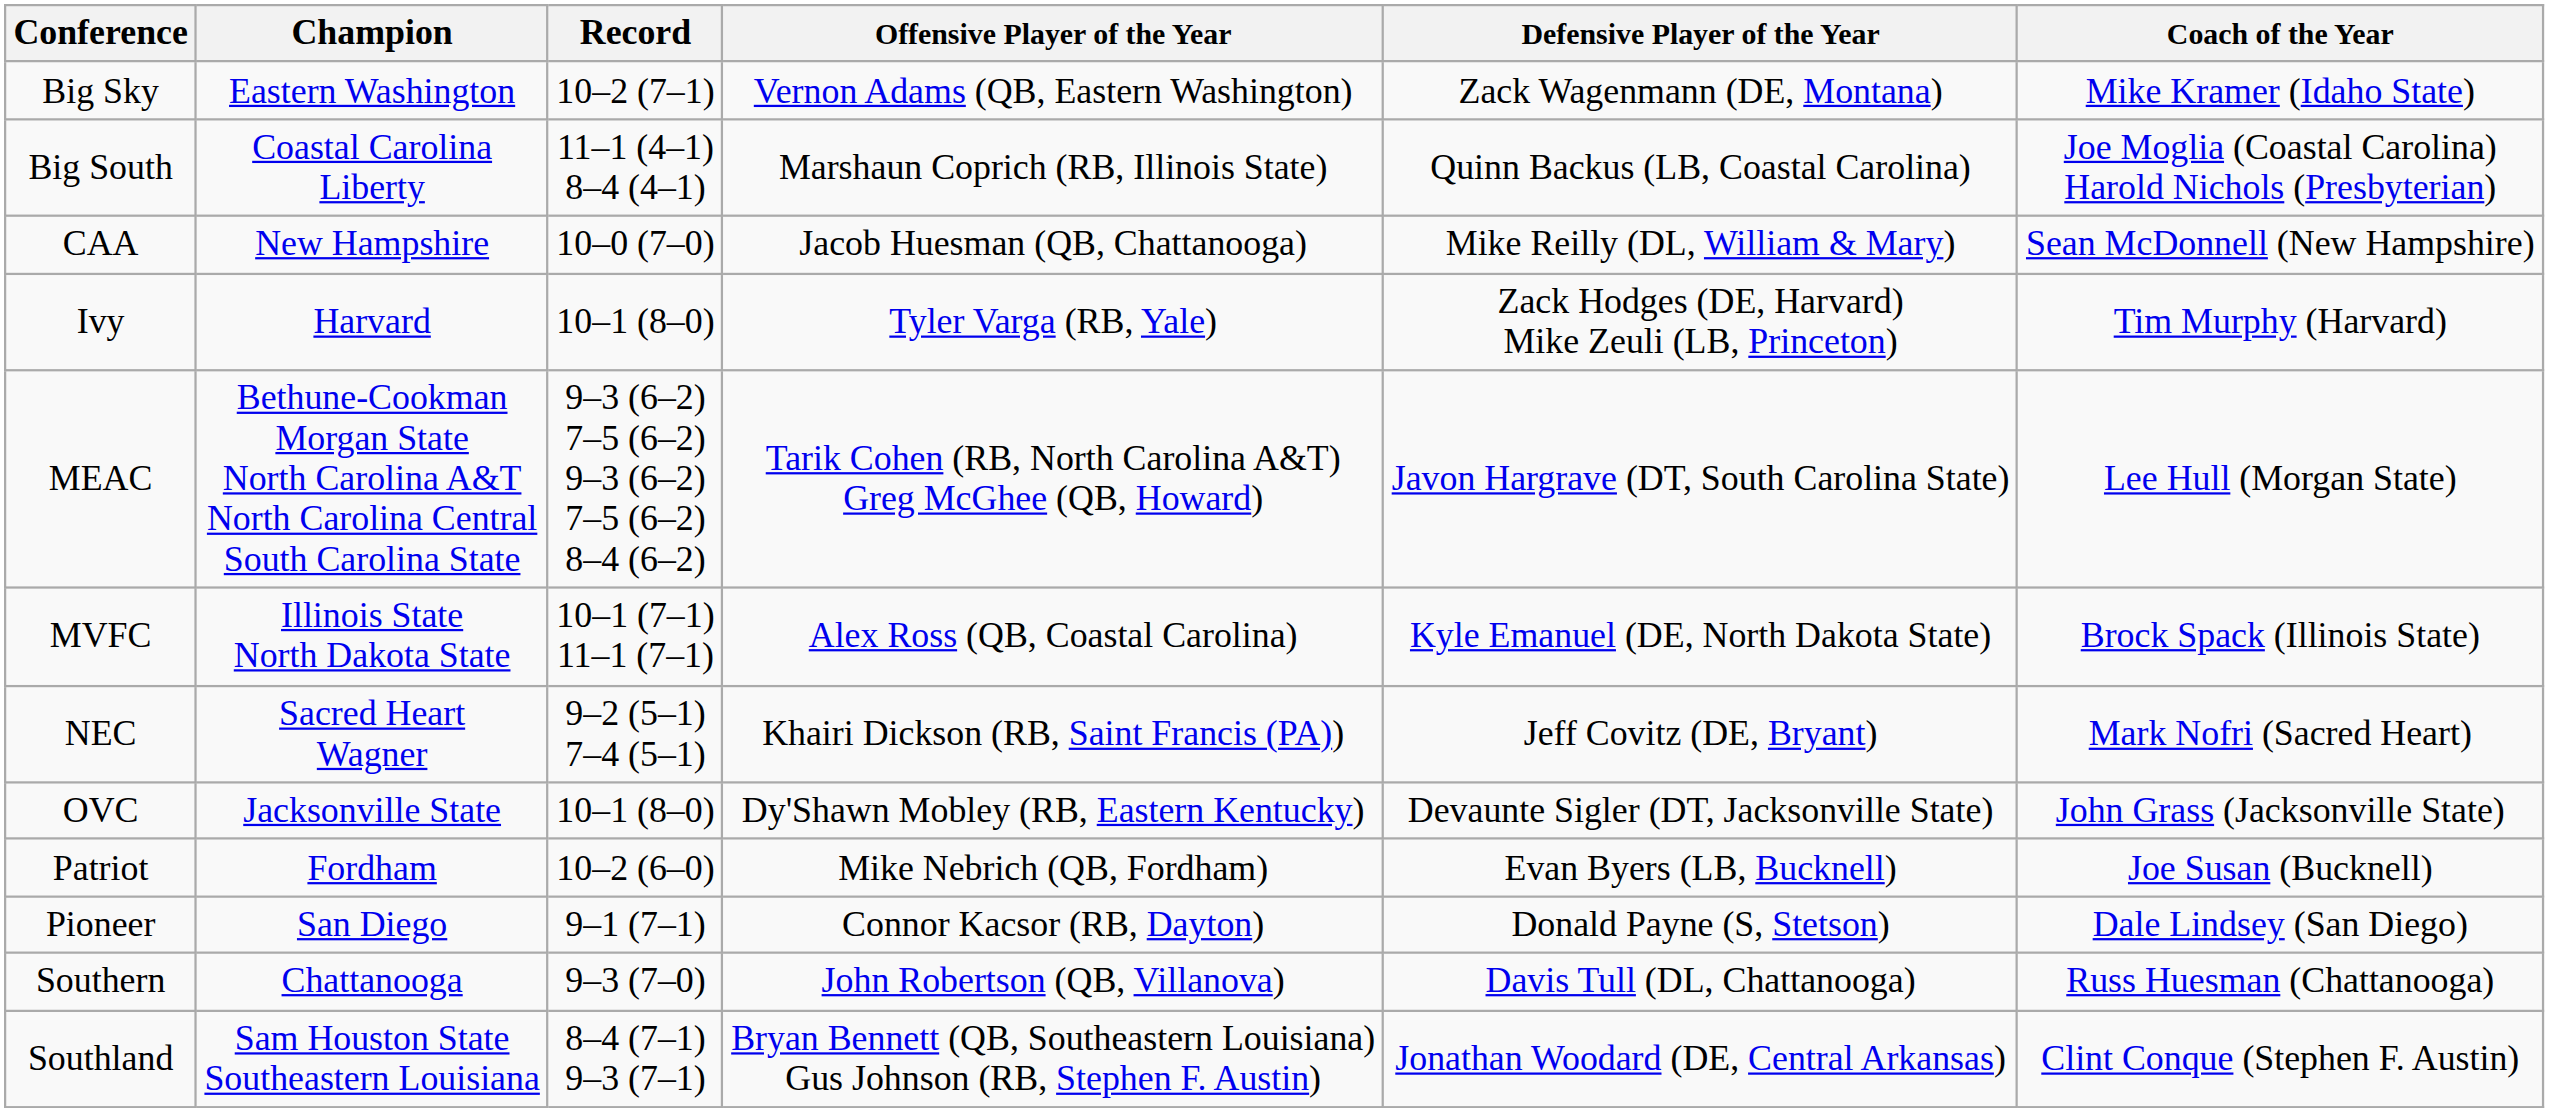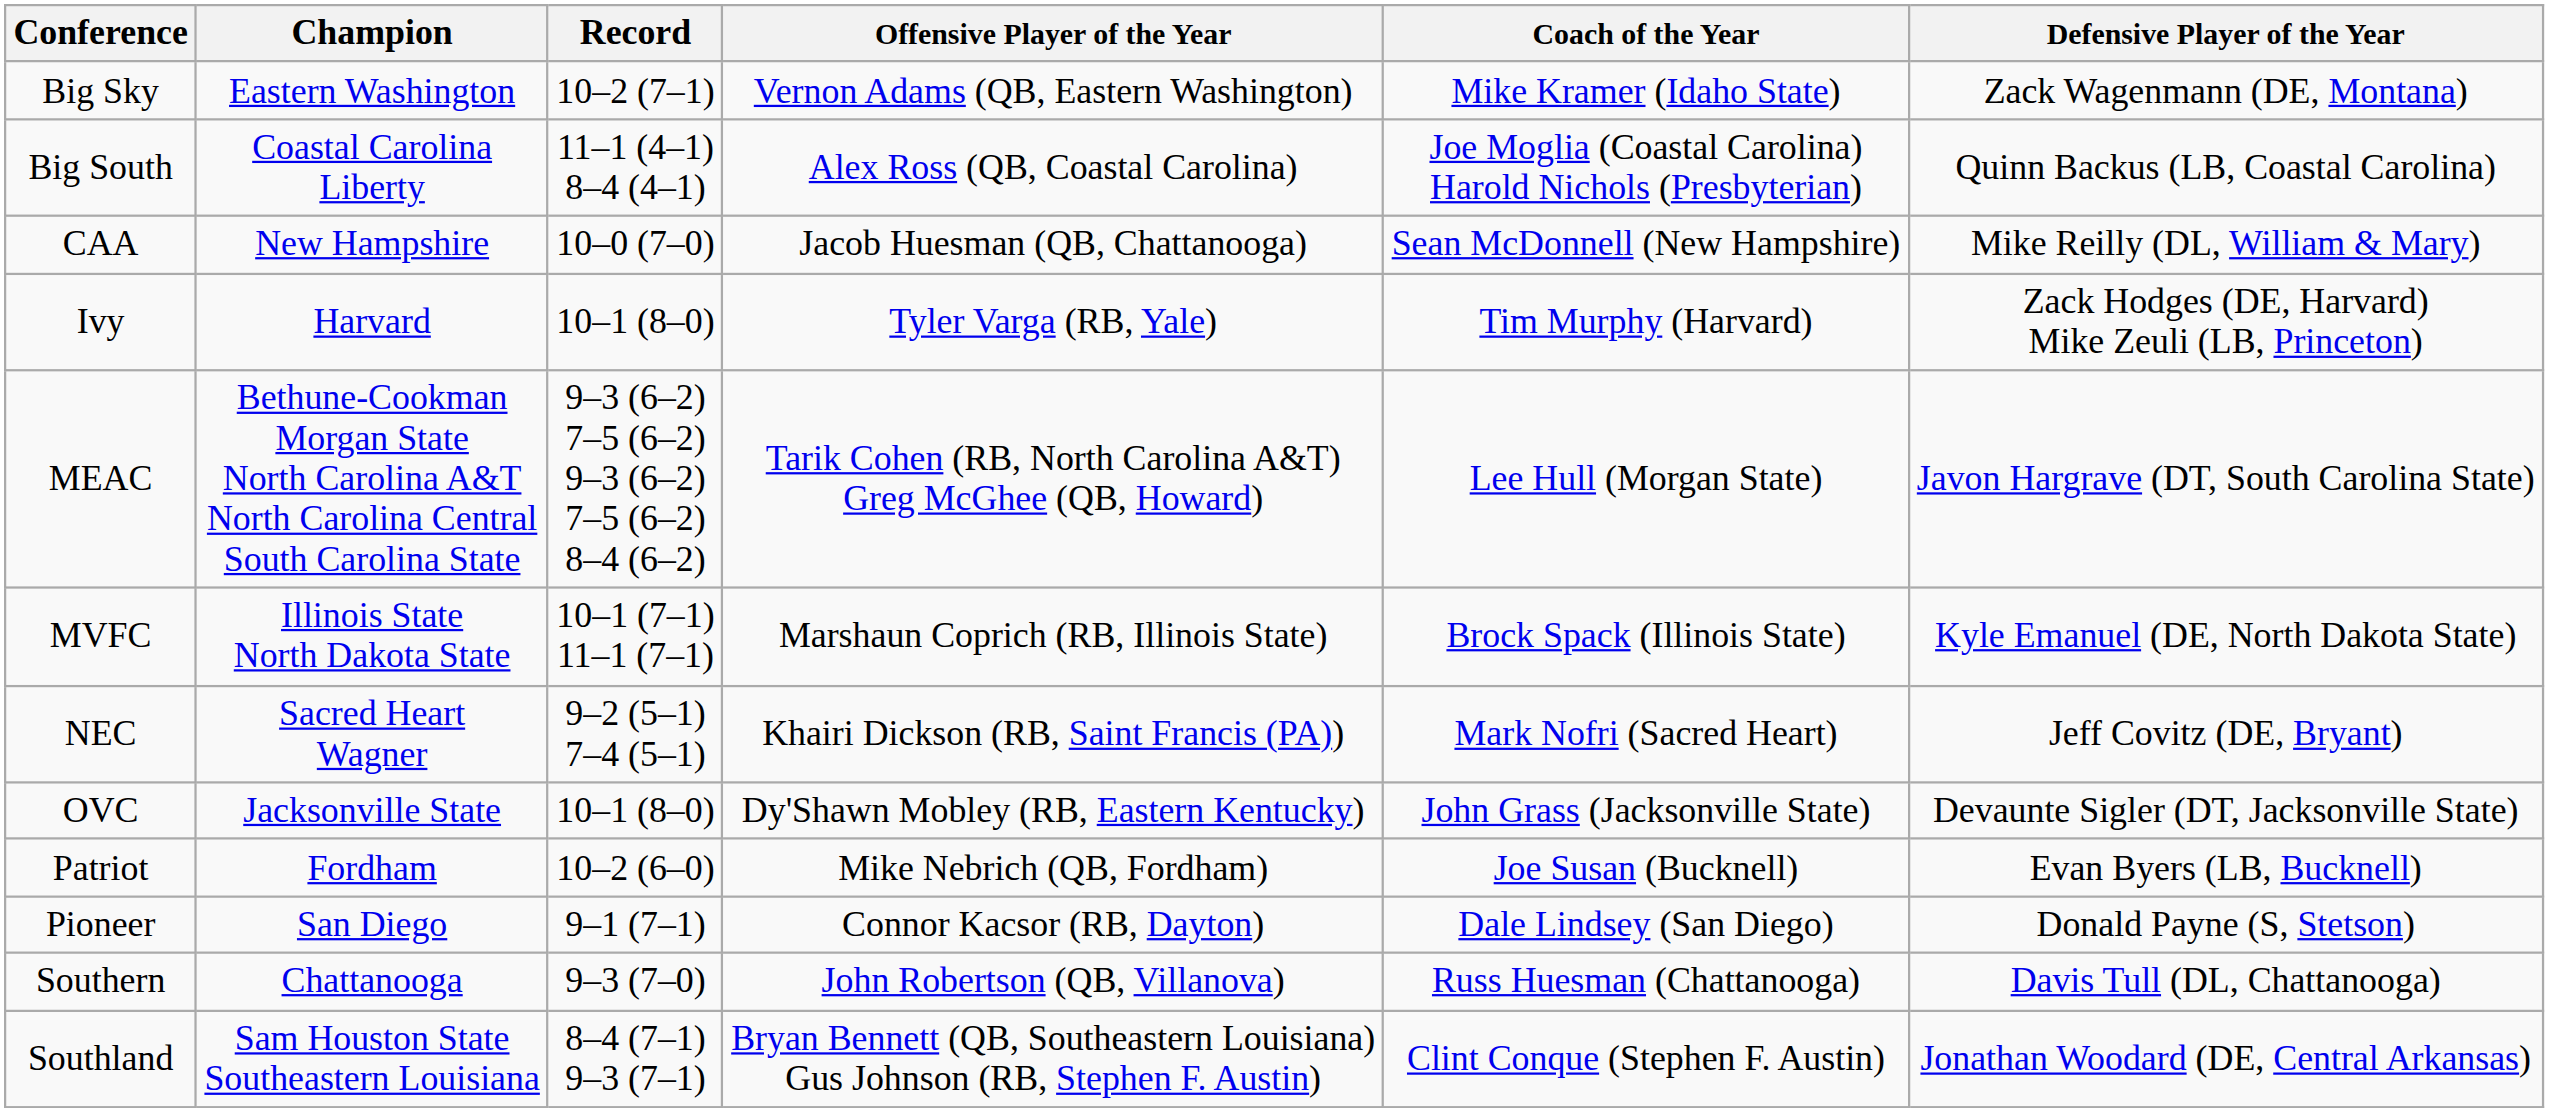columns swapped: (1701, 35) <-> (2280, 35)
(1053, 166) Marshaun Coprich (RB, Illinois State) -> (1053, 166) Alex Ross (QB, Coastal Carolina)
(1053, 636) Alex Ross (QB, Coastal Carolina) -> (1053, 636) Marshaun Coprich (RB, Illinois State)
